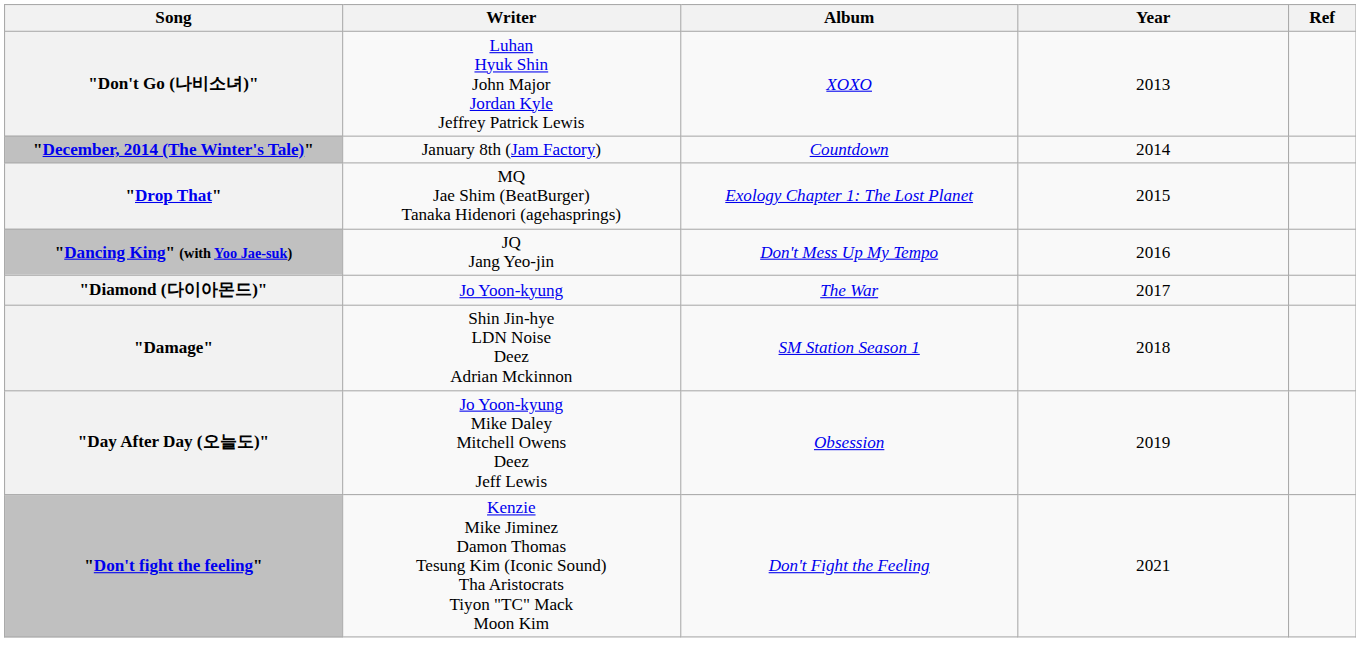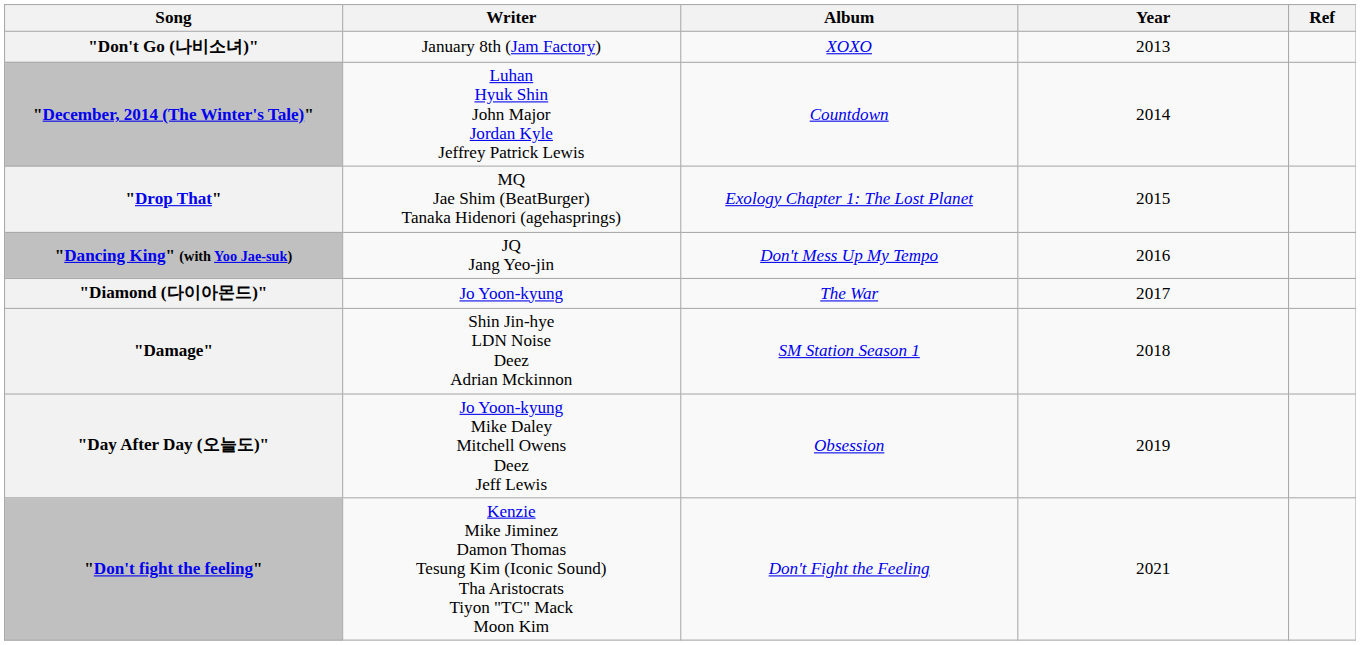(511, 83) Luhan Hyuk Shin John Major Jordan Kyle Jeffrey Patrick Lewis -> (511, 46) January 8th (Jam Factory)
(511, 149) January 8th (Jam Factory) -> (511, 114) Luhan Hyuk Shin John Major Jordan Kyle Jeffrey Patrick Lewis
